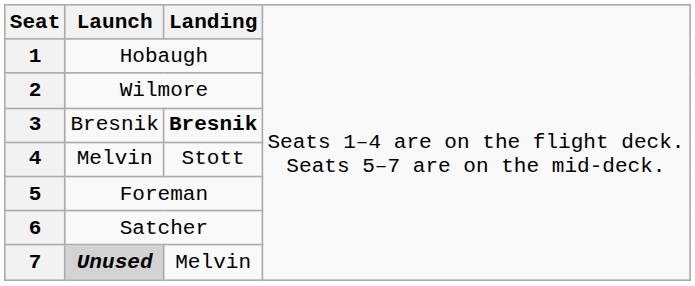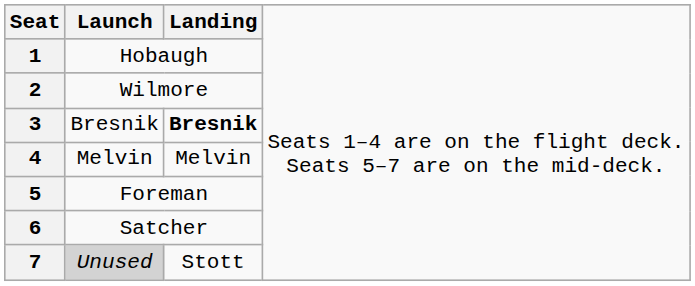(213, 159) Stott -> (213, 159) Melvin
(115, 262) bold -> (115, 262) normal
(213, 262) Melvin -> (213, 262) Stott
